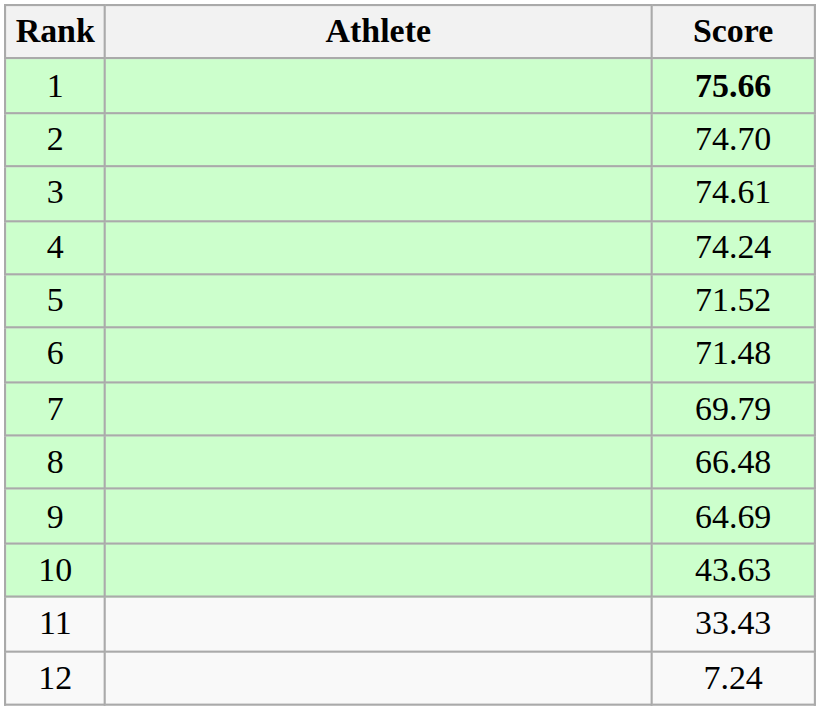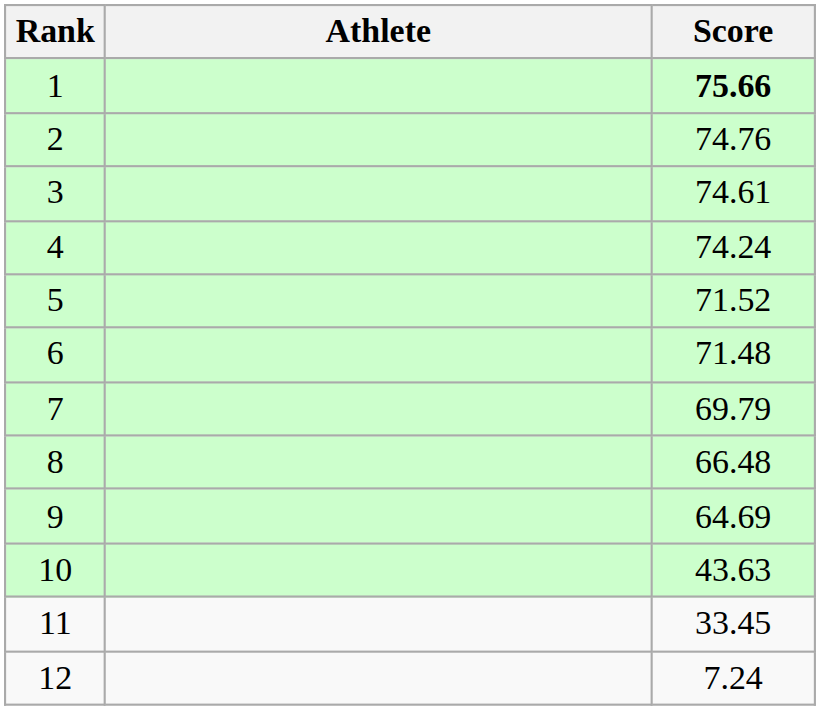(733, 138) 74.70 -> (733, 138) 74.76
(733, 623) 33.43 -> (733, 623) 33.45
